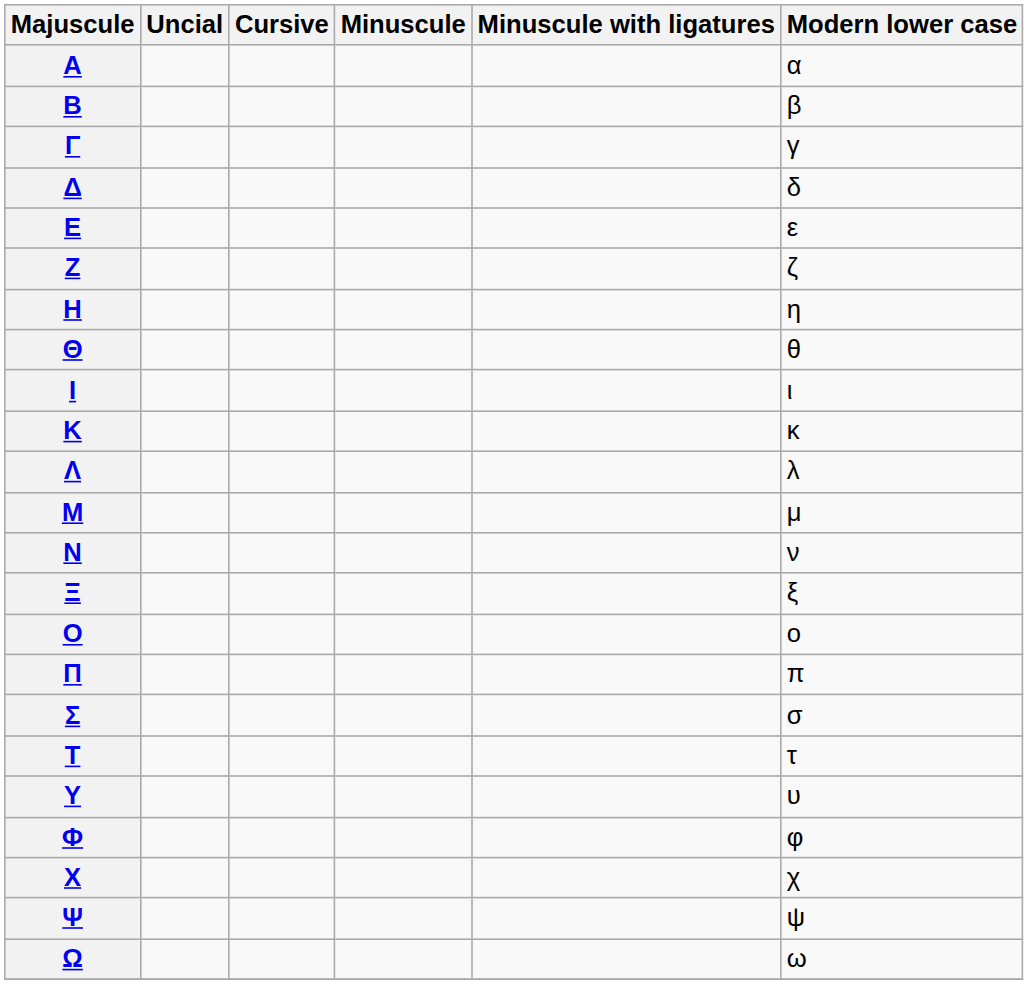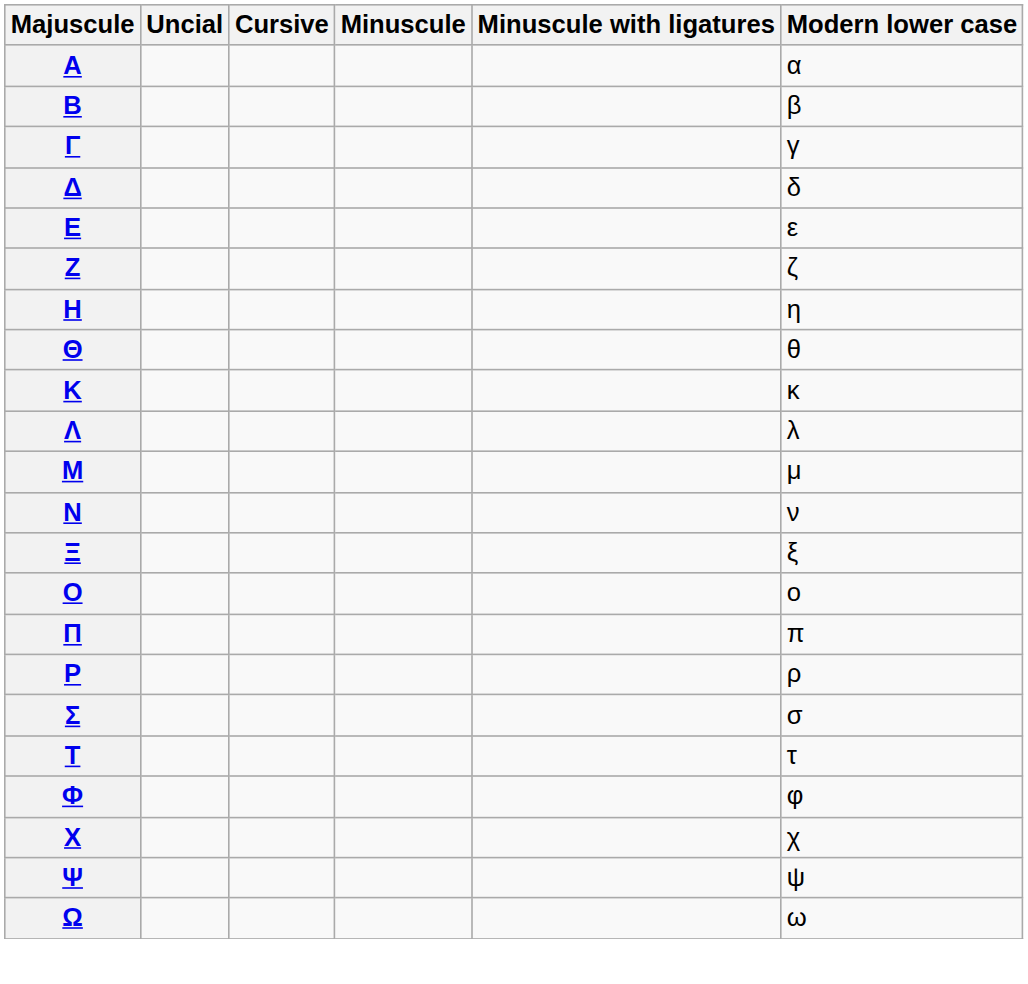- row: (73, 390)
+ row: (73, 674)
- row: (73, 796)
